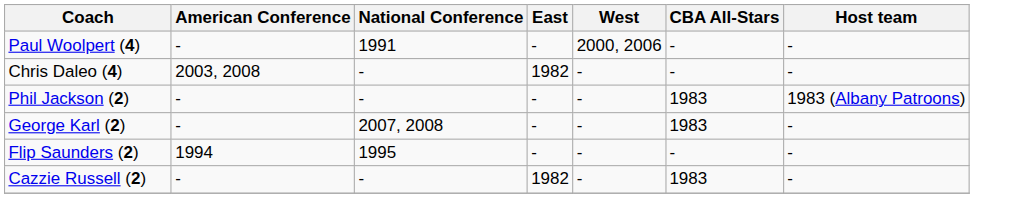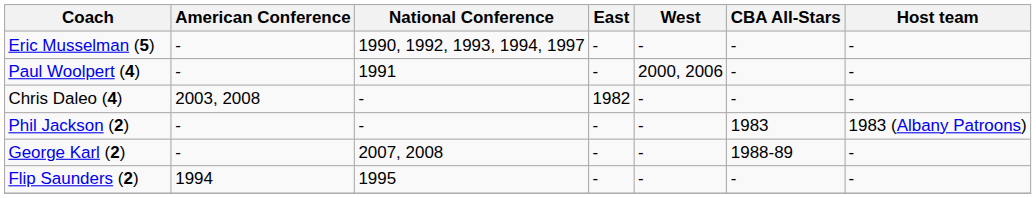+ row: (81, 44)
(688, 125) 1983 -> (762, 152) 1988-89
- row: (77, 179)
